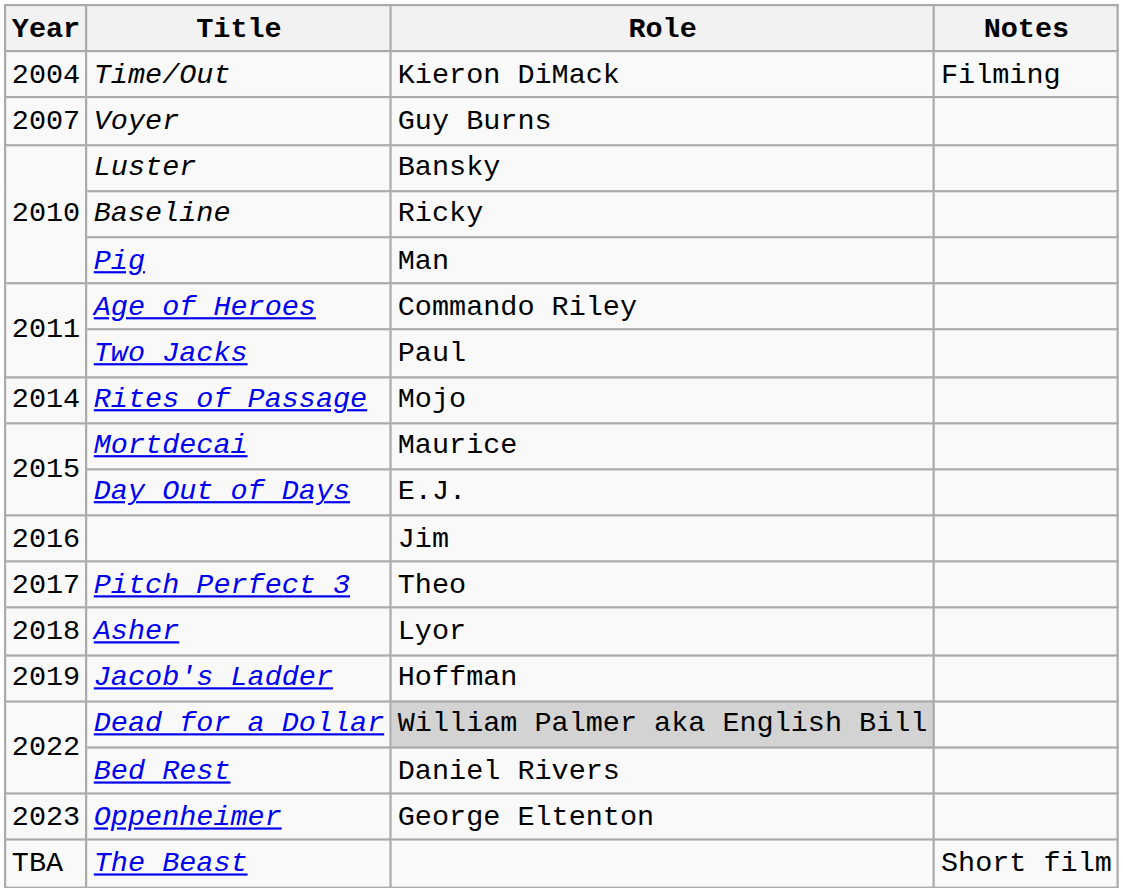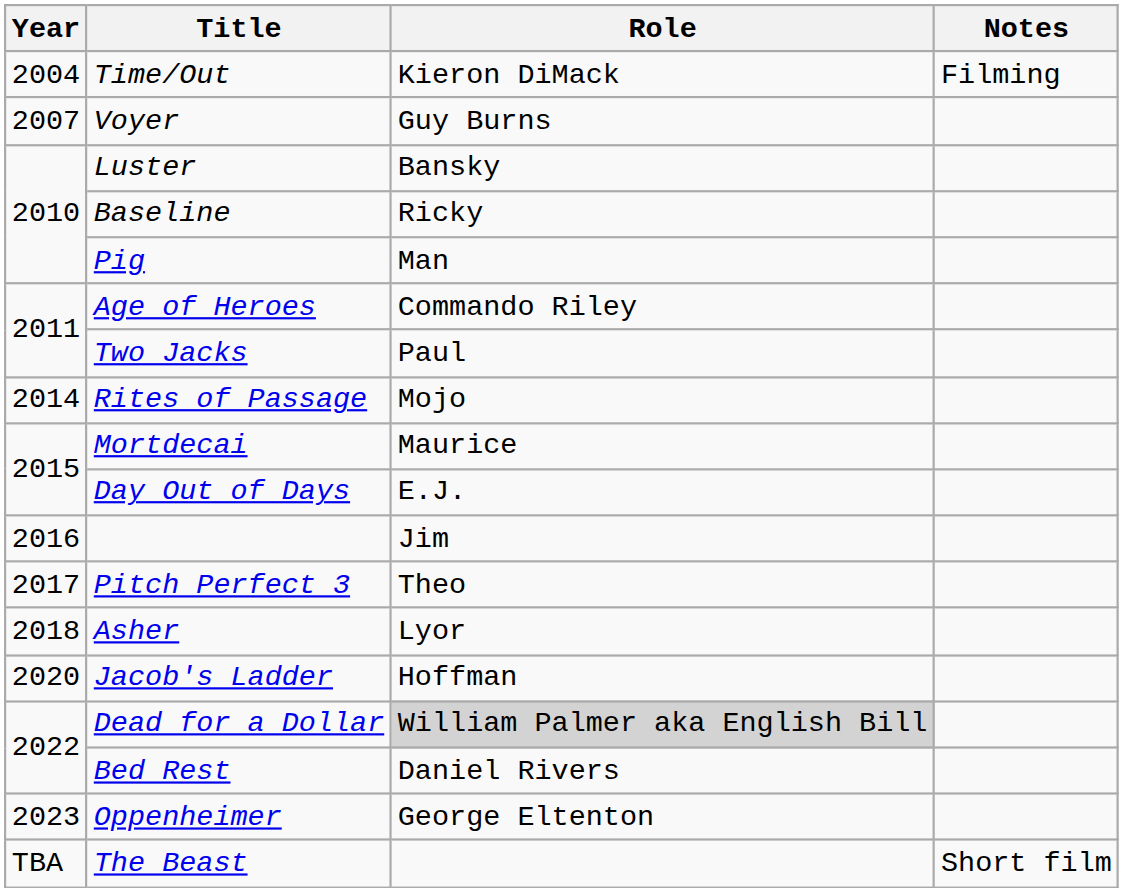(46, 678) 2019 -> (46, 678) 2020
